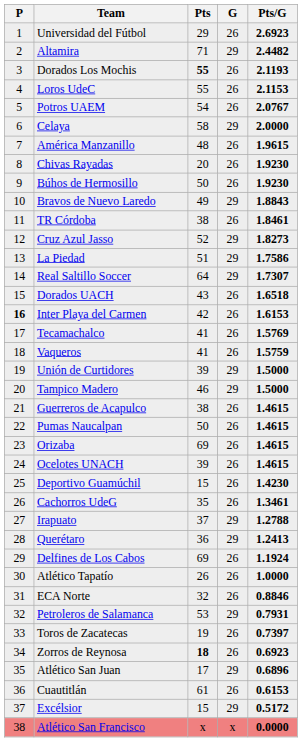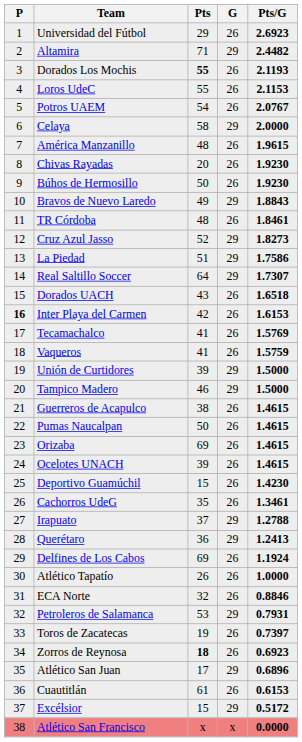(203, 220) 38 -> (203, 220) 48
